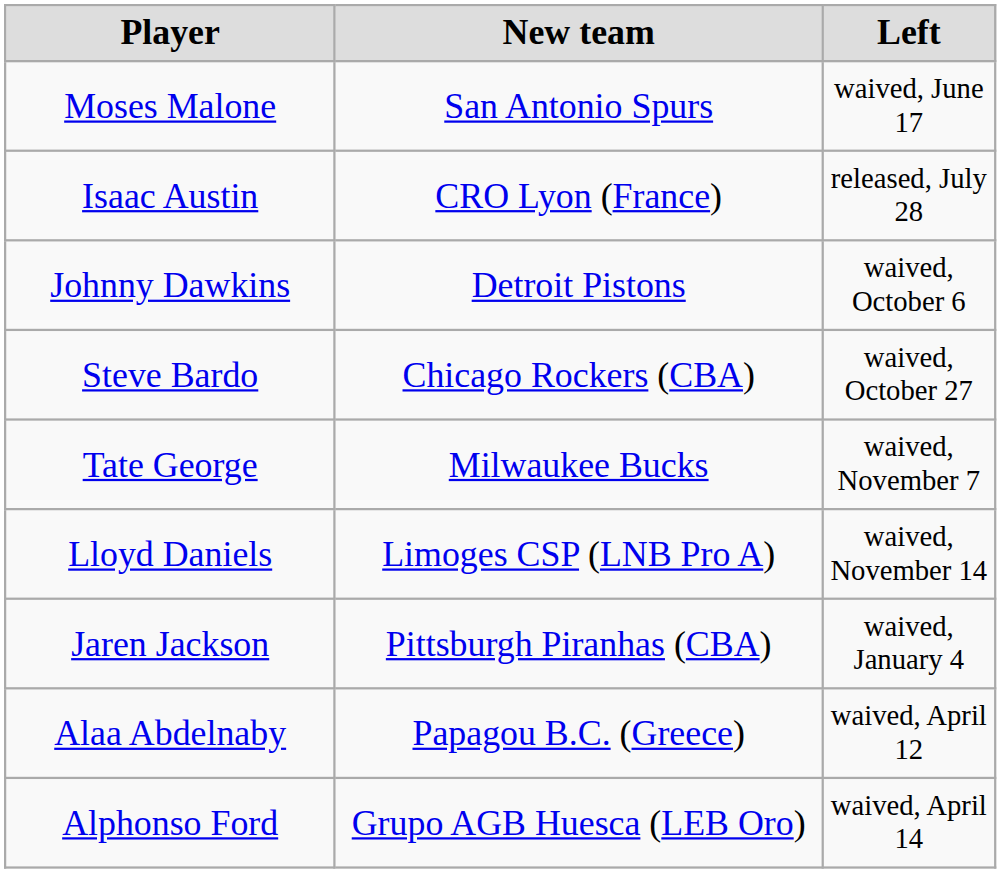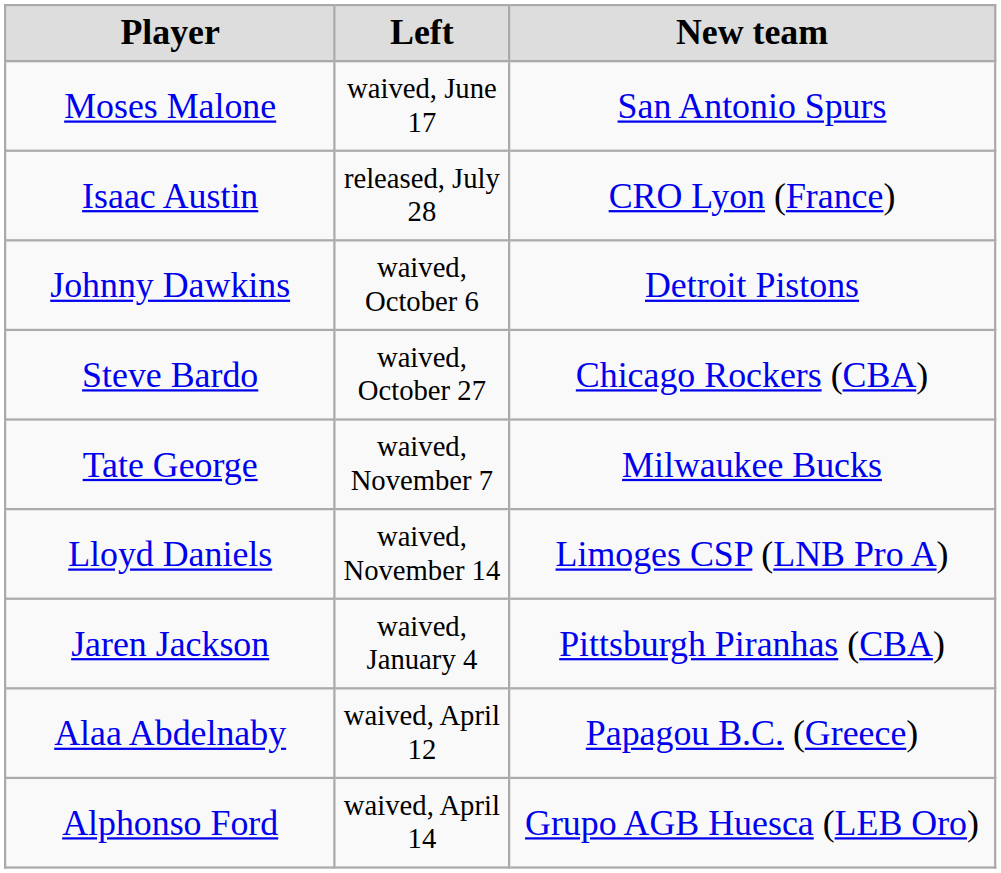columns swapped: (909, 32) <-> (579, 32)
